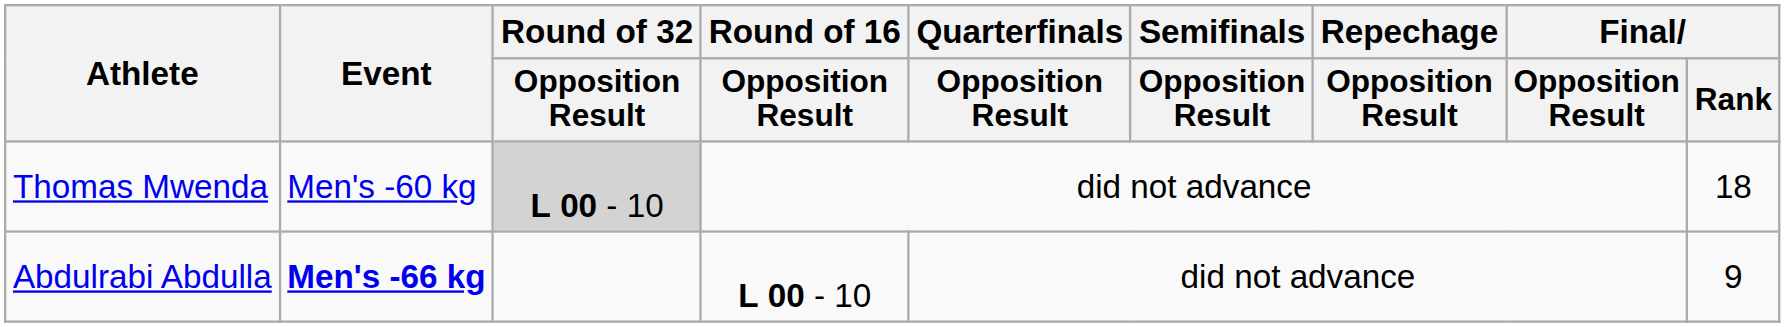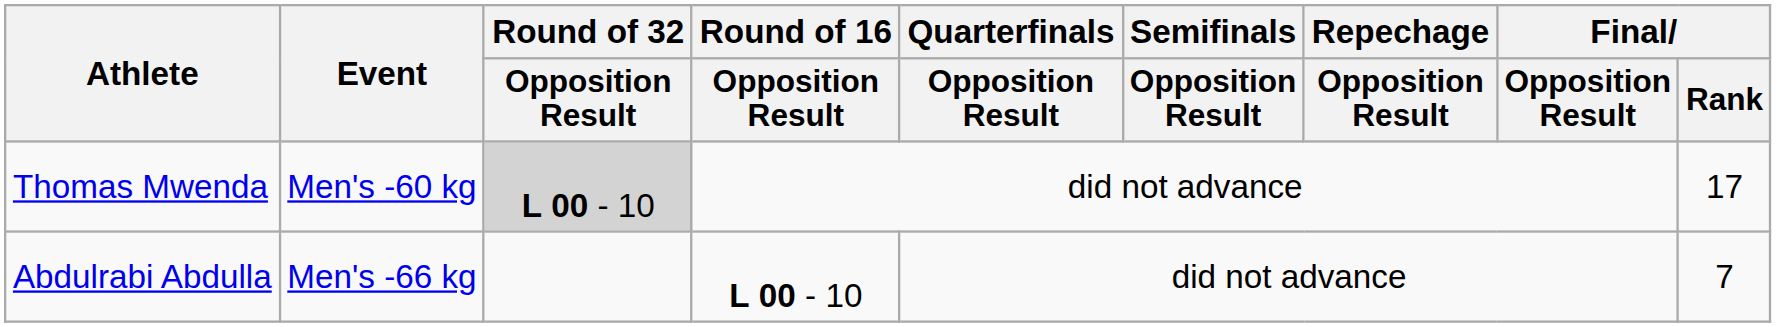(1733, 187) 18 -> (1724, 187) 17
(386, 277) bold -> (382, 277) normal
(1733, 277) 9 -> (1724, 277) 7
